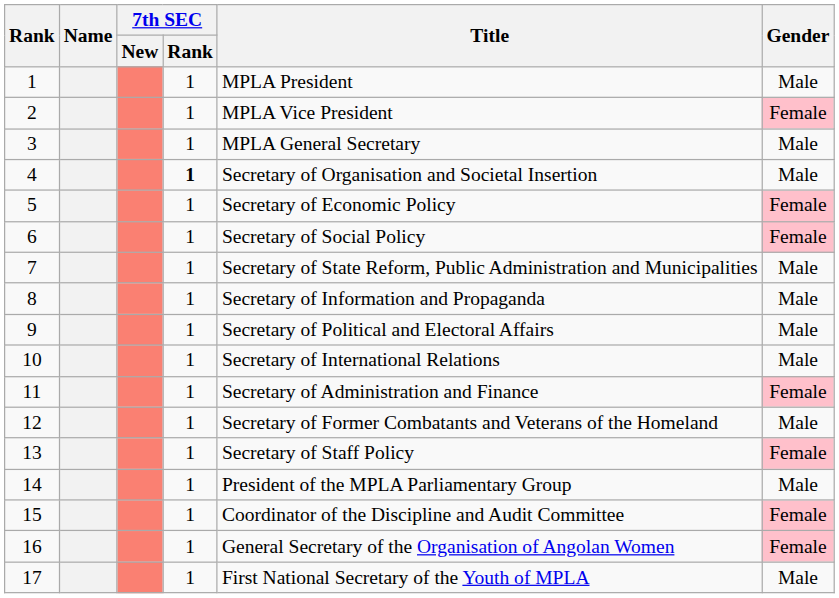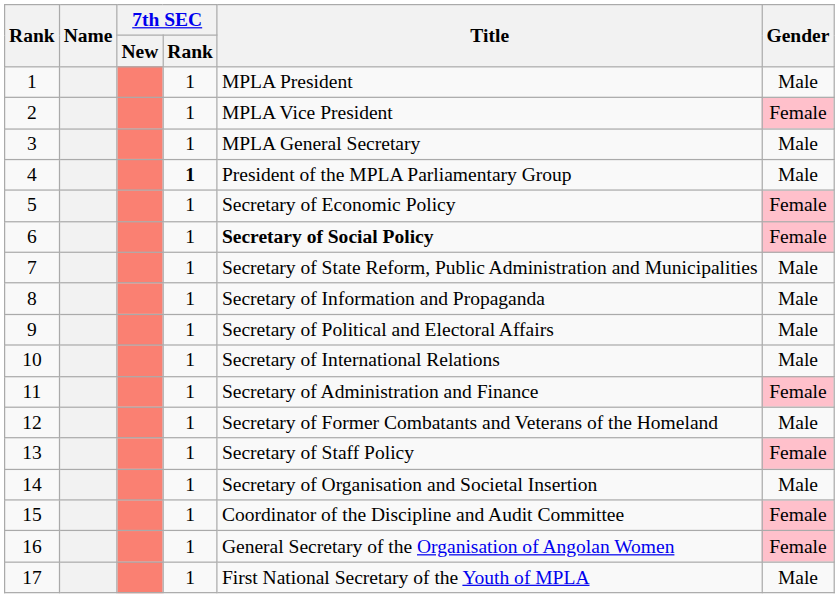(410, 174) Secretary of Organisation and Societal Insertion -> (397, 174) President of the MPLA Parliamentary Group
(324, 236) normal -> (328, 236) bold
(397, 484) President of the MPLA Parliamentary Group -> (410, 484) Secretary of Organisation and Societal Insertion
